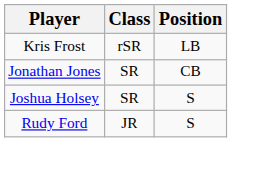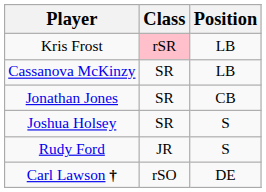(129, 46) no background -> (164, 46) pink background
+ row: (72, 72)
+ row: (72, 174)
